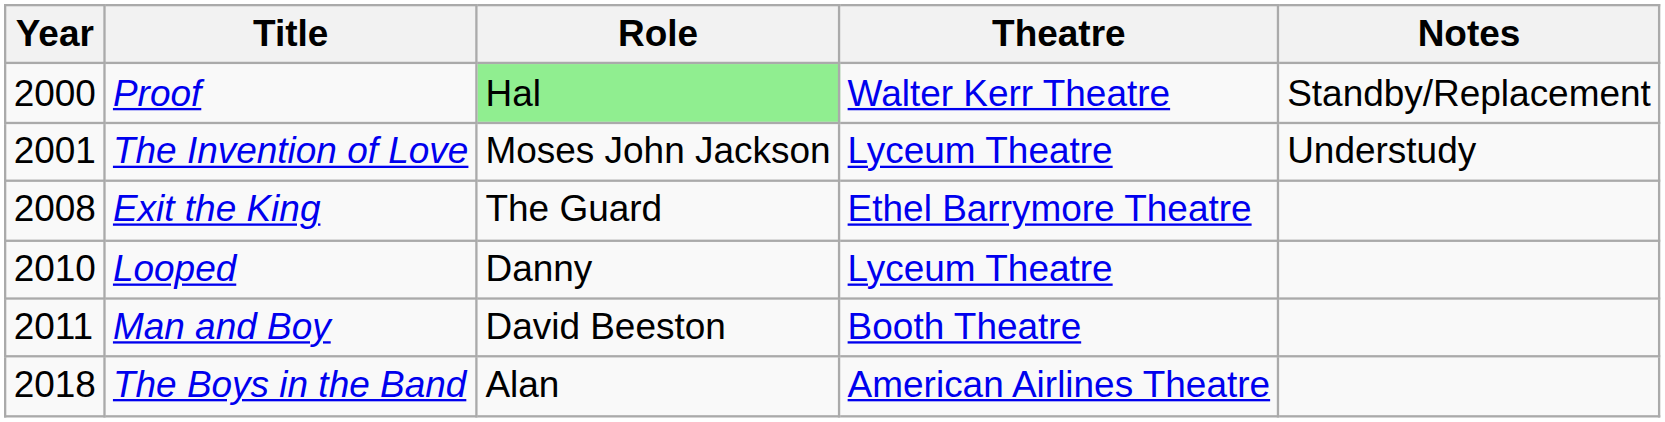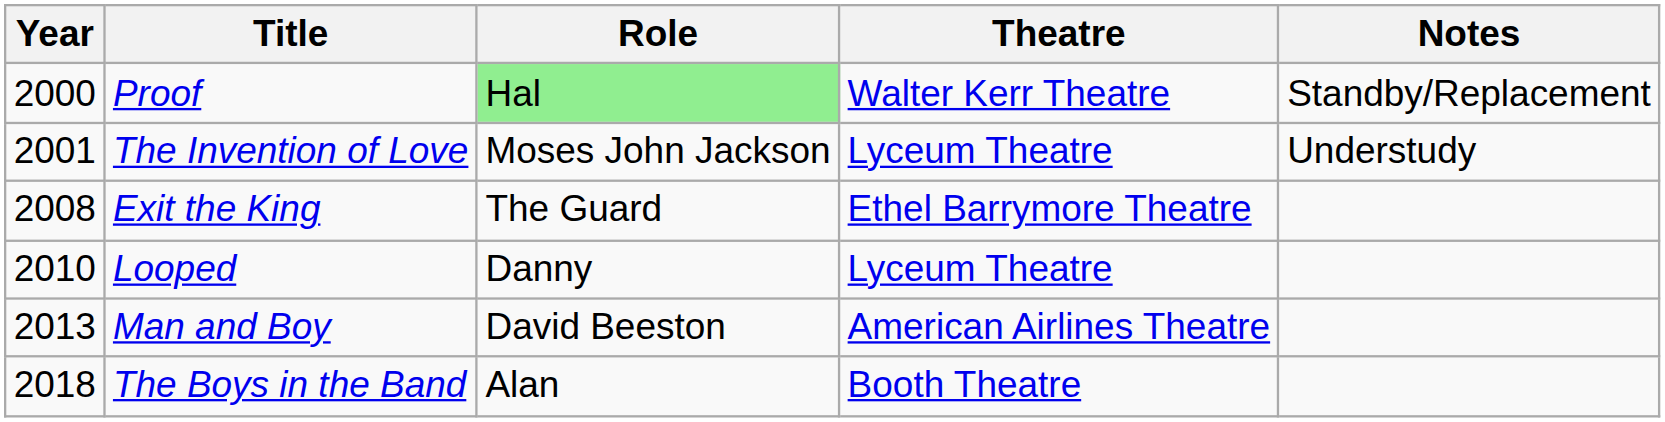(53, 326) 2011 -> (55, 326) 2013
(964, 326) Booth Theatre -> (1059, 326) American Airlines Theatre
(1059, 385) American Airlines Theatre -> (964, 385) Booth Theatre
